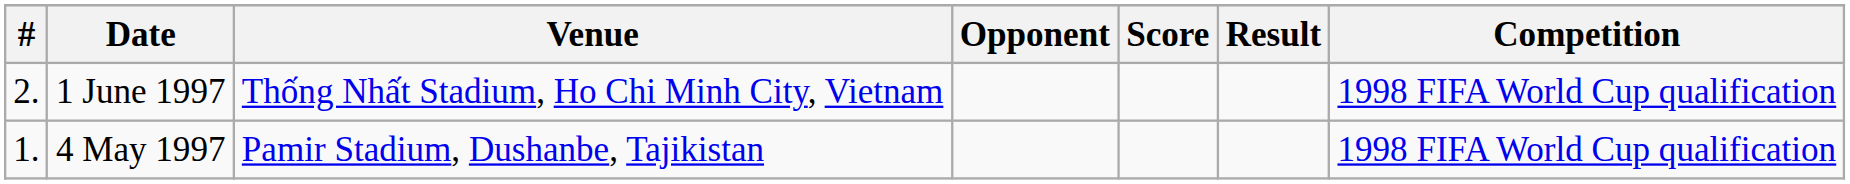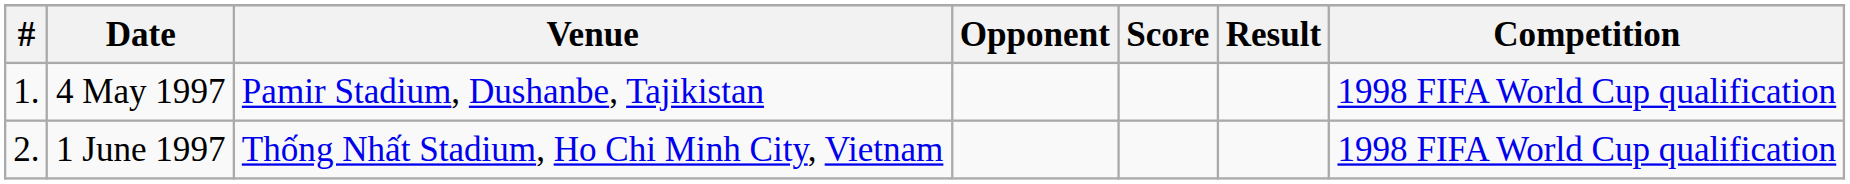rows swapped: (141, 149) <-> (141, 91)
